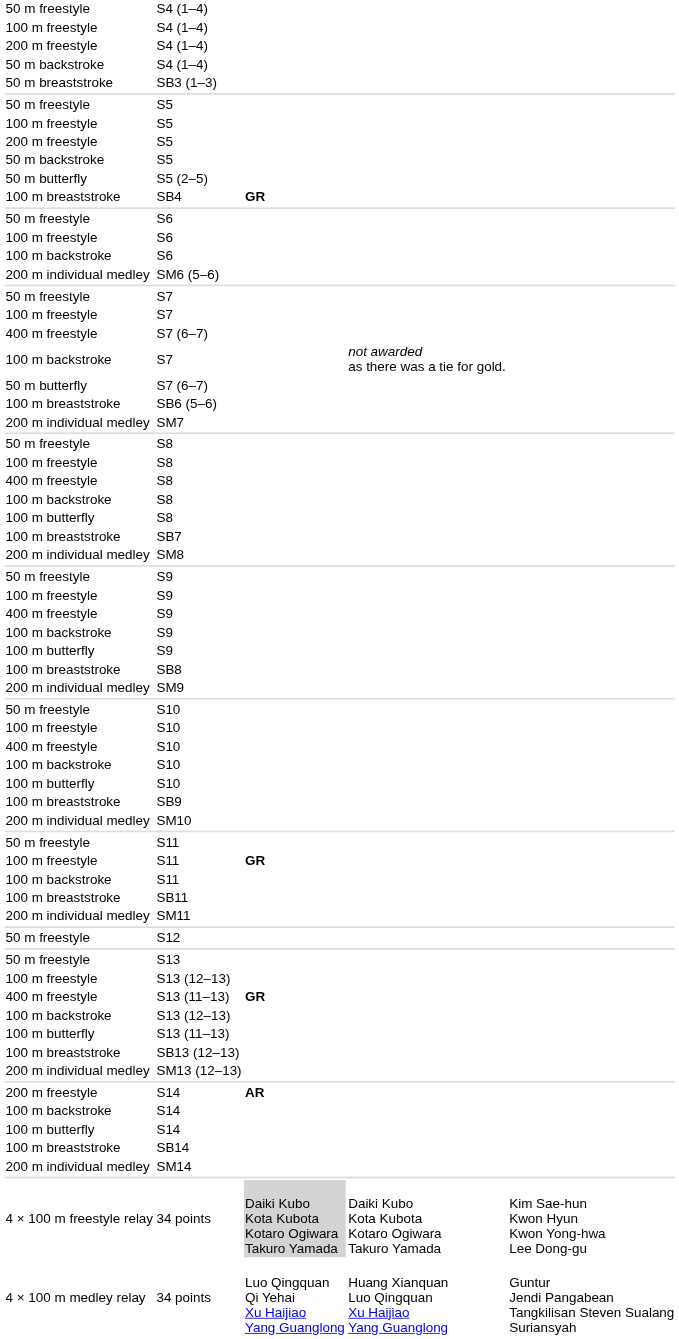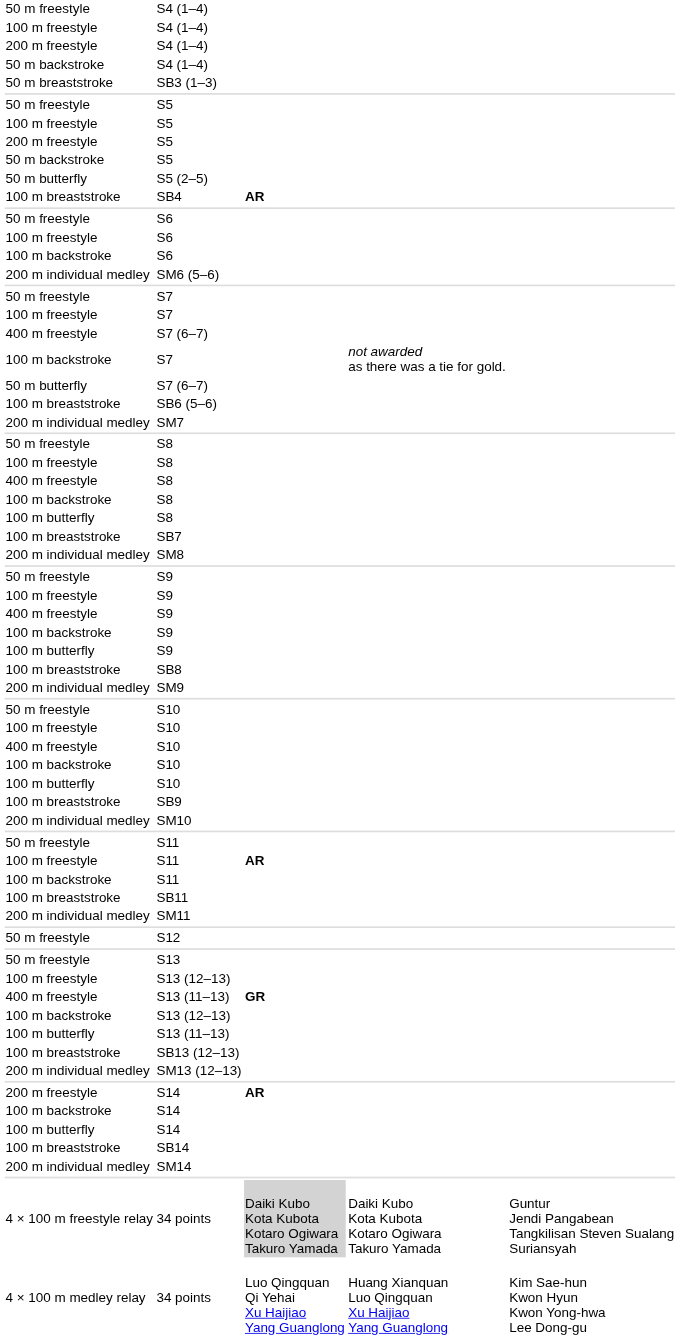(255, 197) GR -> (255, 197) AR
(255, 860) GR -> (255, 860) AR
(557, 1226) Kim Sae-hun Kwon Hyun Kwon Yong-hwa Lee Dong-gu -> (592, 1226) Guntur Jendi Pangabean Tangkilisan Steven Sualang Suriansyah
(592, 1305) Guntur Jendi Pangabean Tangkilisan Steven Sualang Suriansyah -> (557, 1305) Kim Sae-hun Kwon Hyun Kwon Yong-hwa Lee Dong-gu
